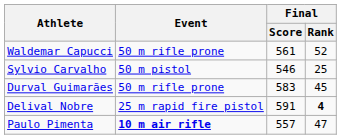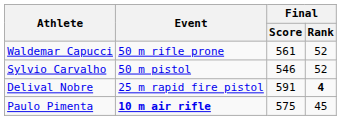(321, 69) 25 -> (321, 69) 52
- row: (60, 87)
(286, 124) 557 -> (286, 106) 575
(321, 124) 47 -> (321, 106) 45
